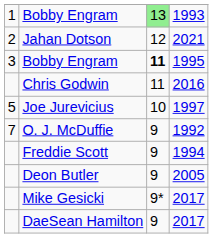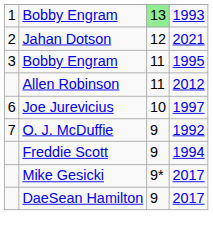(158, 61) bold -> (157, 61) normal
+ row: (71, 84)
- row: (66, 84)
(12, 107) 5 -> (12, 107) 6
- row: (60, 175)
